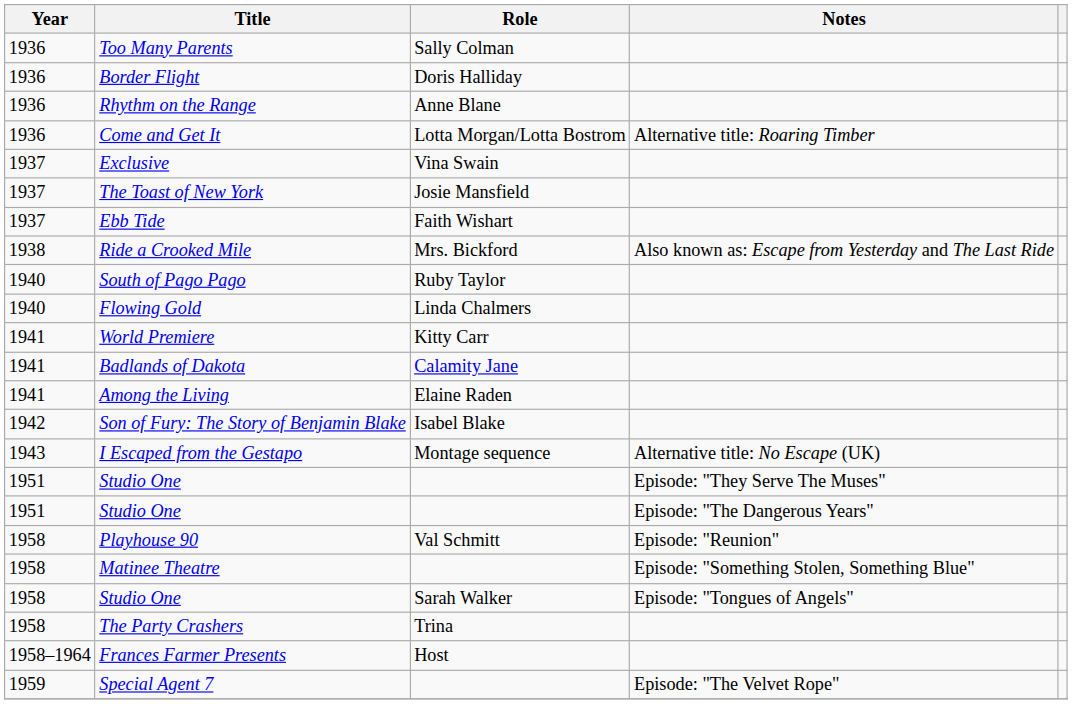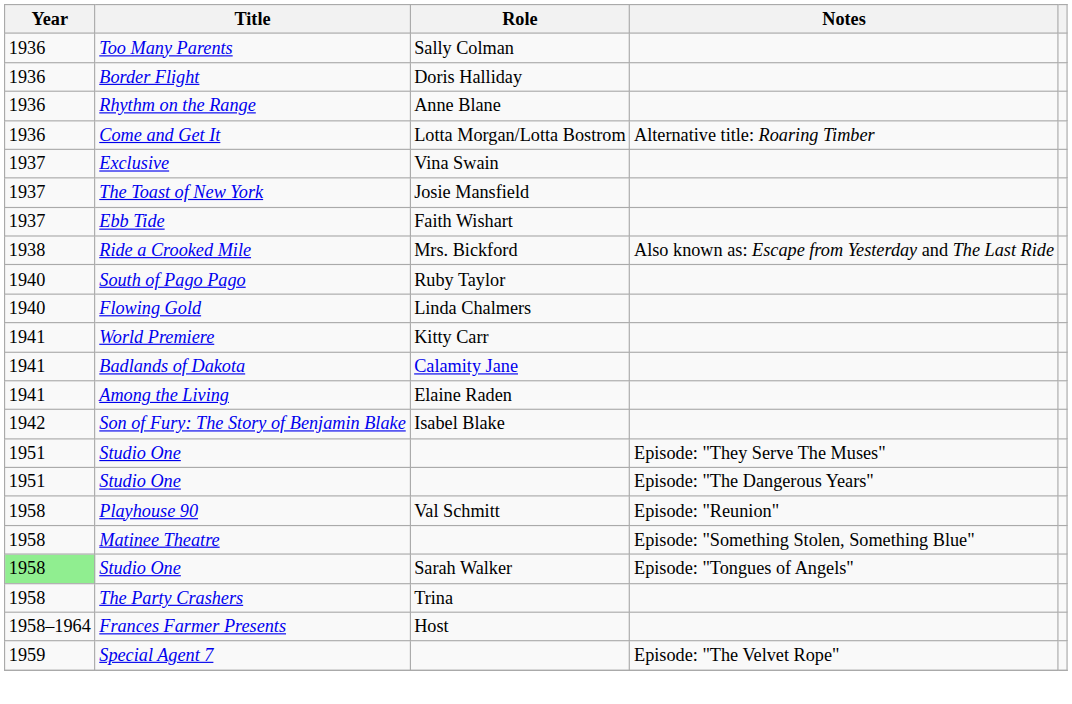- row: (201, 452)
(27, 597) no background -> (27, 568) lightgreen background
